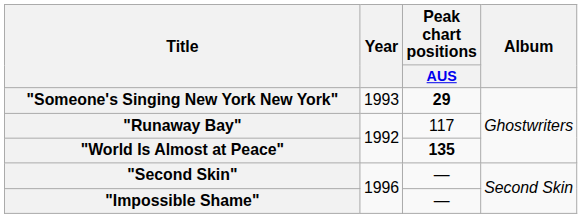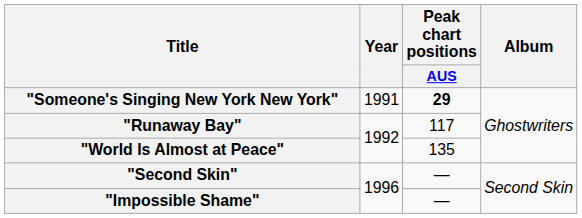(382, 100) 1993 -> (382, 100) 1991
(442, 150) bold -> (442, 150) normal
